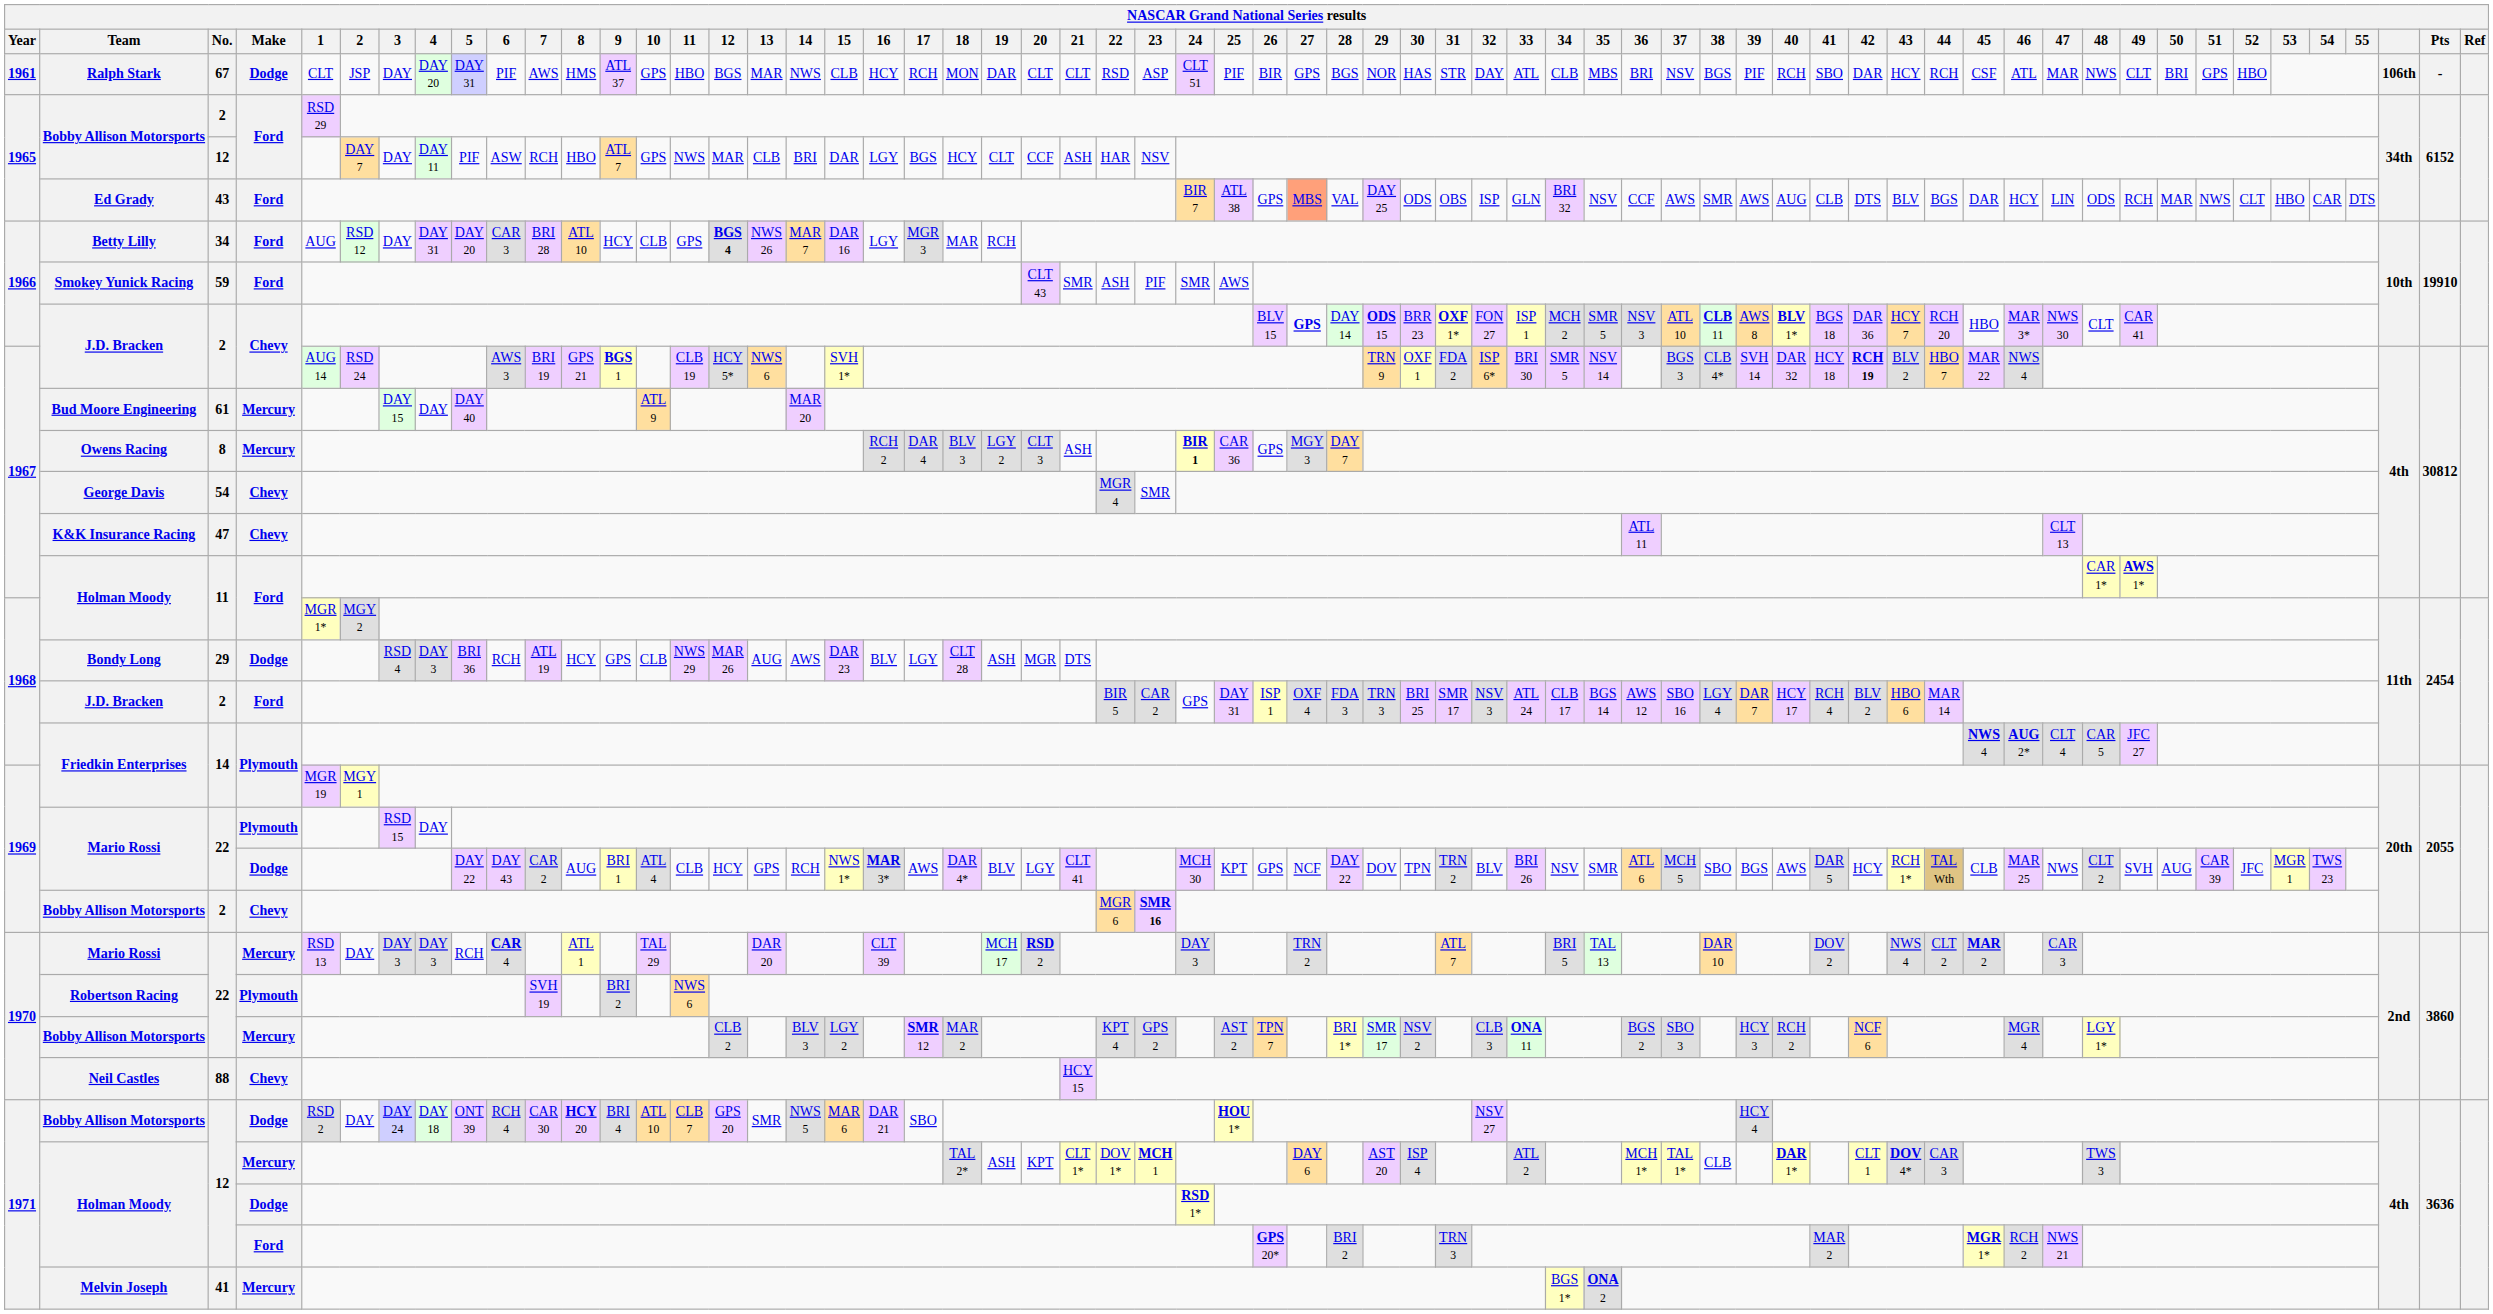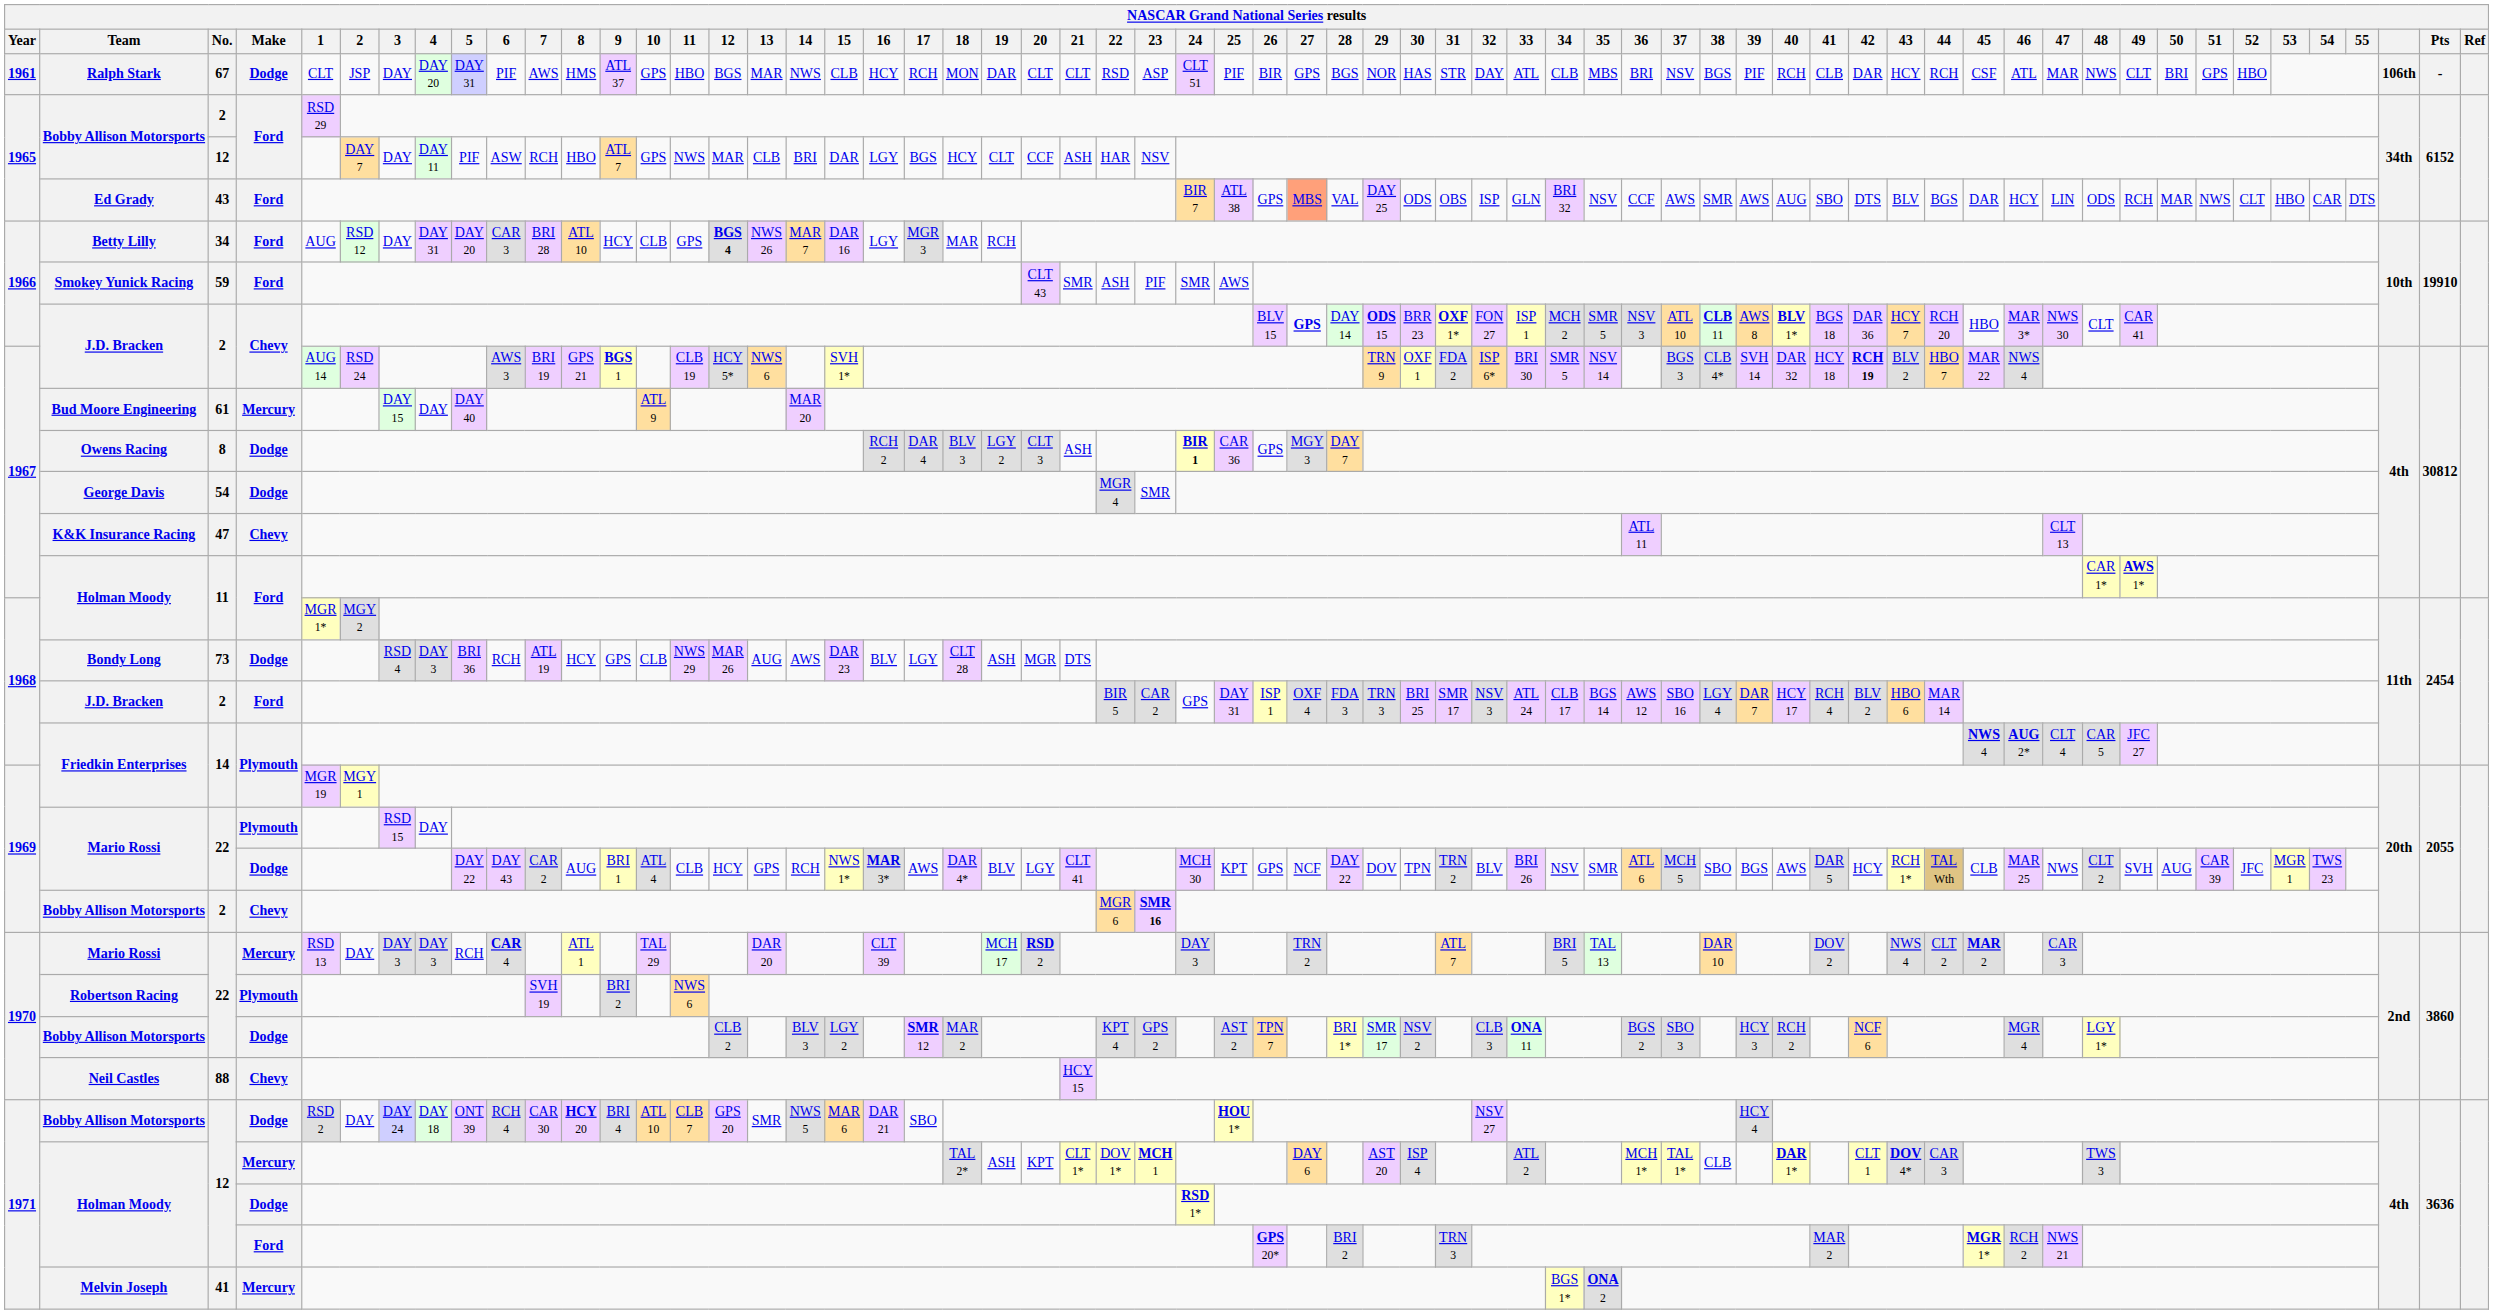(1829, 74) SBO -> (1829, 74) CLB
(1829, 199) CLB -> (1829, 199) SBO
(269, 450) Mercury -> (269, 450) Dodge
(269, 492) Chevy -> (269, 492) Dodge
(222, 660) 29 -> (222, 660) 73
(269, 1036) Mercury -> (269, 1036) Dodge
